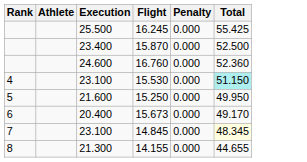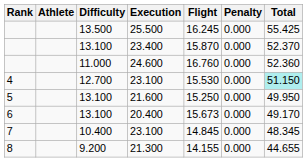+ column: (102, 13)
(233, 47) 52.500 -> (283, 47) 52.370
(233, 132) lightyellow background -> (283, 132) no background
